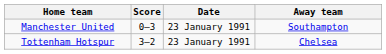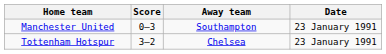columns swapped: (318, 12) <-> (209, 12)
